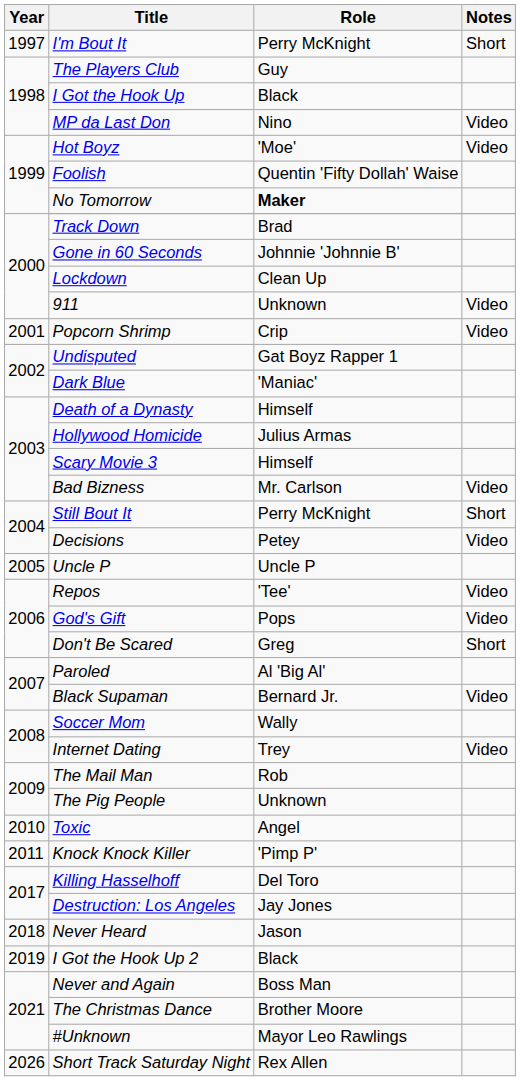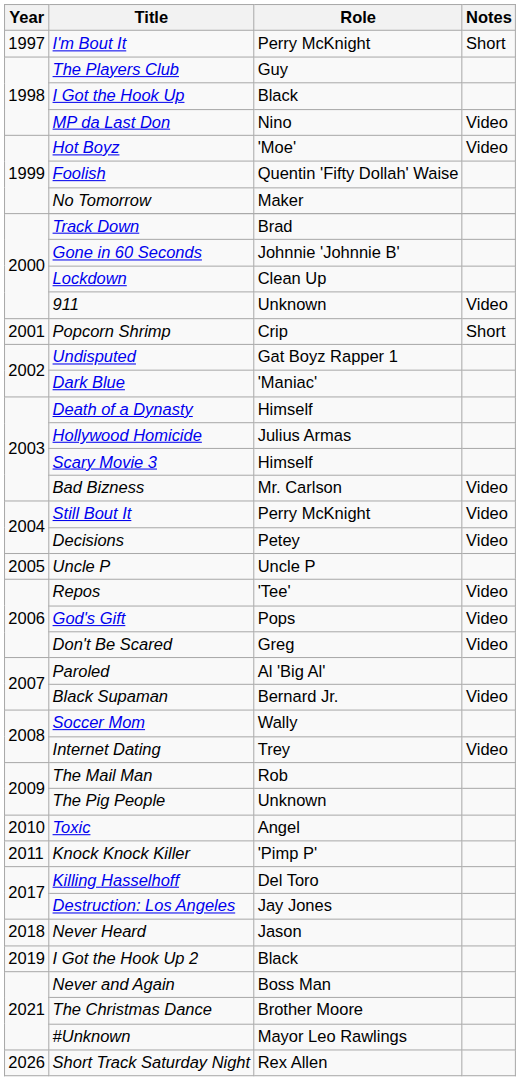(282, 200) bold -> (281, 200) normal
(487, 331) Video -> (486, 331) Short
(486, 514) Short -> (487, 514) Video
(486, 644) Short -> (487, 644) Video
